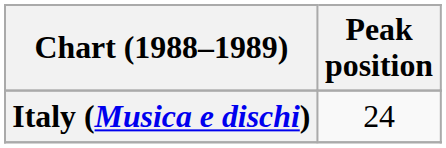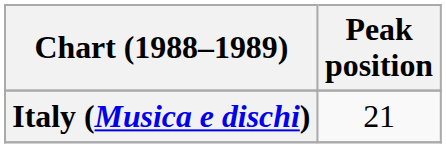(379, 116) 24 -> (379, 116) 21
